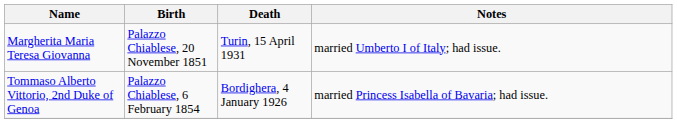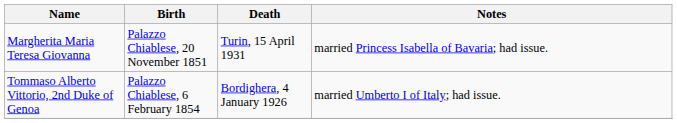(408, 47) married Umberto I of Italy; had issue. -> (431, 47) married Princess Isabella of Bavaria; had issue.
(431, 94) married Princess Isabella of Bavaria; had issue. -> (408, 94) married Umberto I of Italy; had issue.
